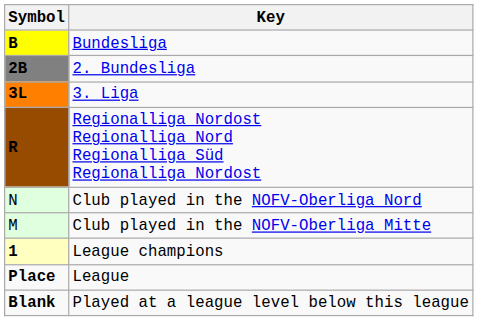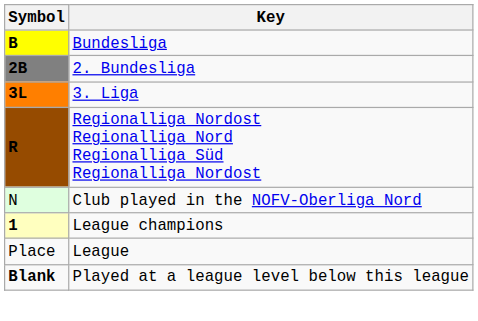- row: (252, 226)
(32, 277) bold -> (32, 251) normal
